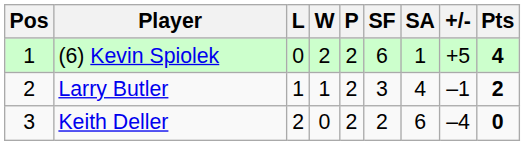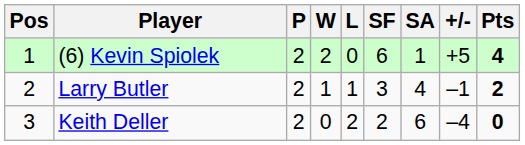columns swapped: (351, 21) <-> (298, 21)
